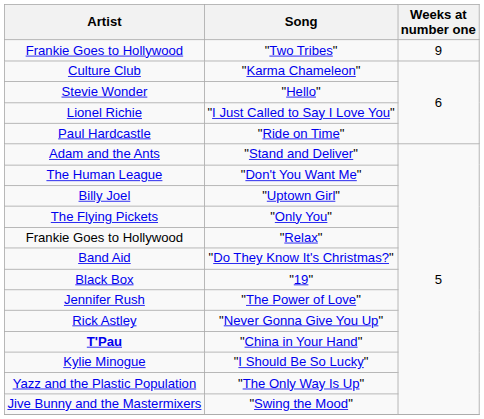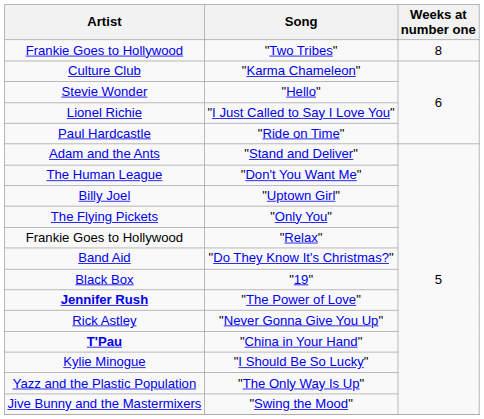(438, 50) 9 -> (438, 50) 8
(104, 300) normal -> (104, 300) bold
